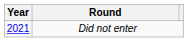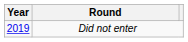(18, 29) 2021 -> (18, 29) 2019
